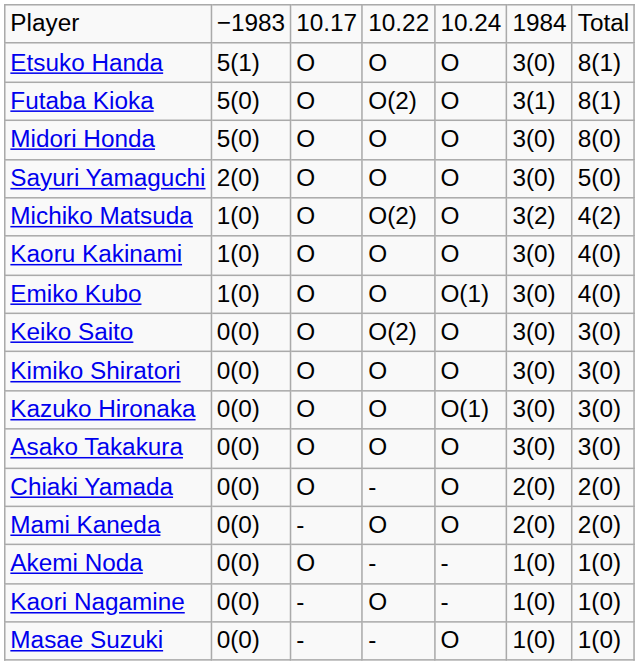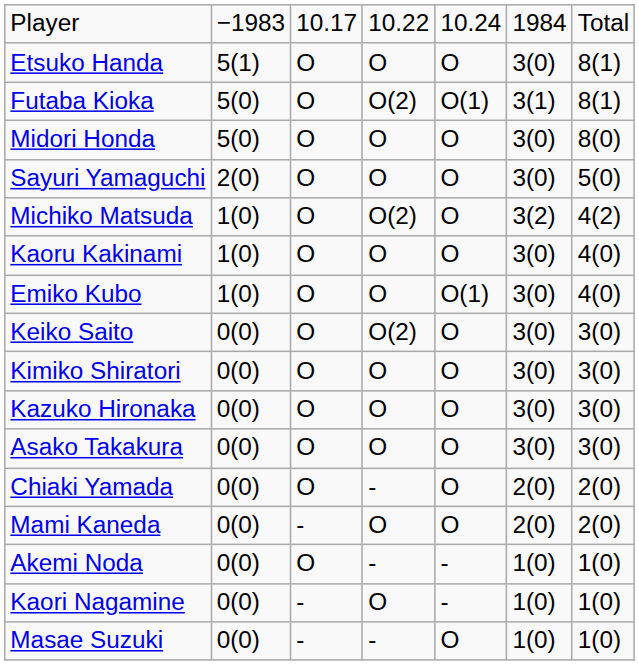(450, 100) O -> (465, 100) O(1)
(465, 409) O(1) -> (450, 409) O
